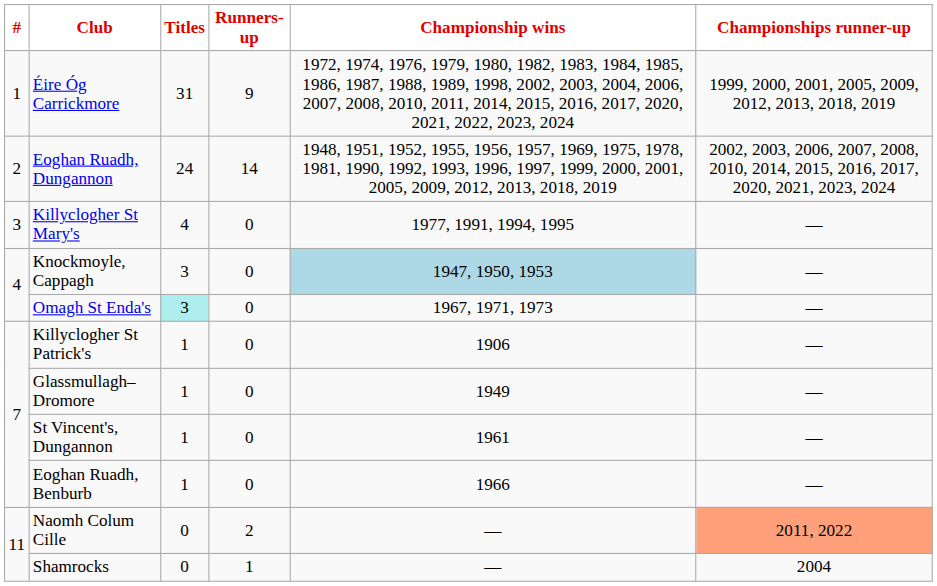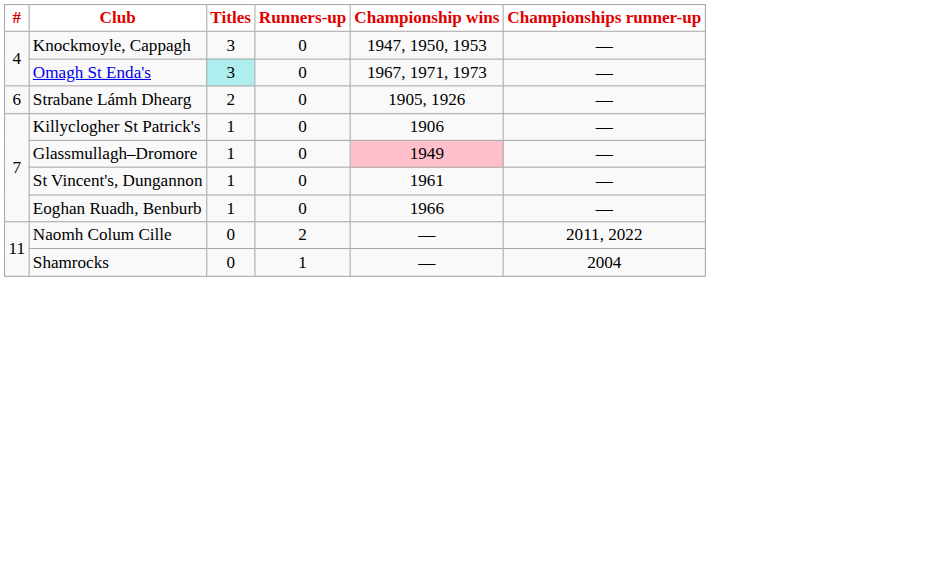- row: (76, 93)
- row: (86, 168)
- row: (85, 224)
(493, 271) lightblue background -> (427, 45) no background
+ row: (112, 99)
(493, 391) no background -> (427, 153) pink background
(814, 530) lightsalmon background -> (604, 235) no background
